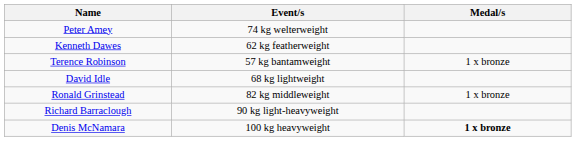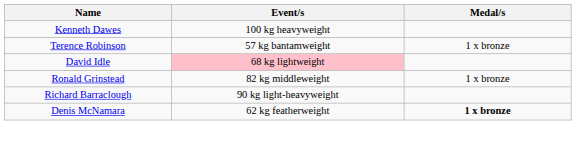- row: (88, 29)
(288, 45) 62 kg featherweight -> (288, 29) 100 kg heavyweight
(288, 78) no background -> (288, 62) pink background
(288, 128) 100 kg heavyweight -> (288, 111) 62 kg featherweight
